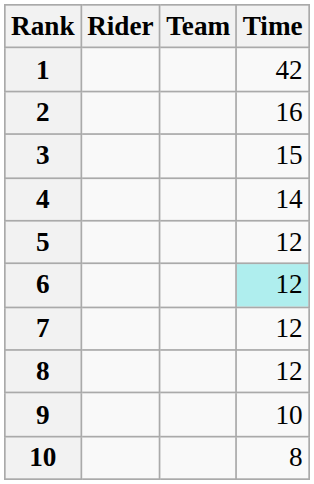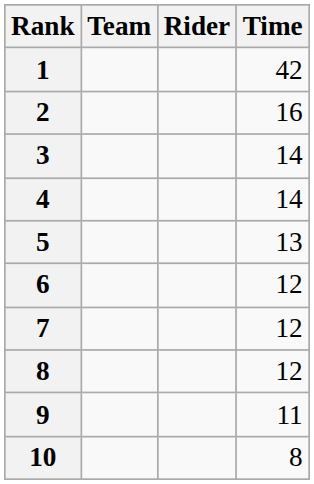columns swapped: (120, 26) <-> (198, 26)
(289, 155) 15 -> (289, 155) 14
(289, 241) 12 -> (289, 241) 13
(289, 284) paleturquoise background -> (289, 284) no background
(289, 414) 10 -> (290, 414) 11
